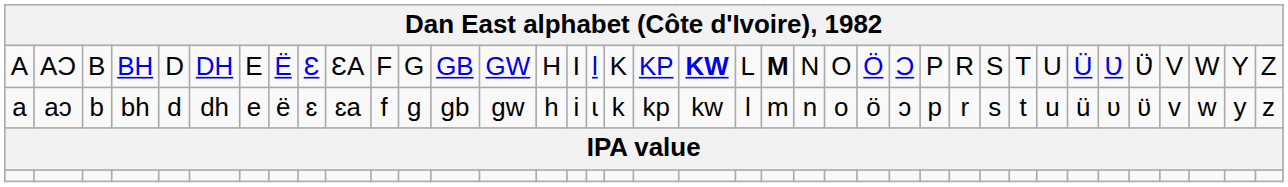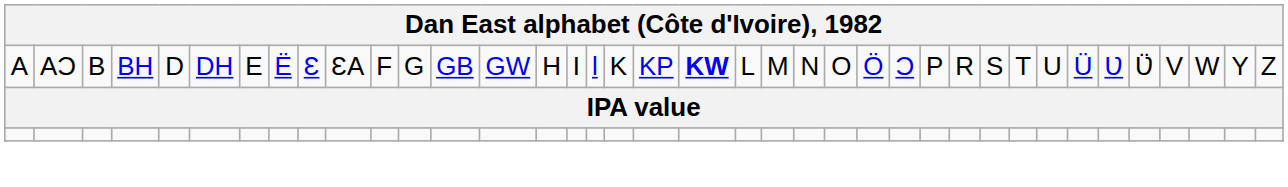(778, 66) bold -> (778, 66) normal
- row: (58, 107)
